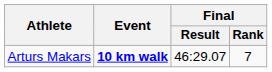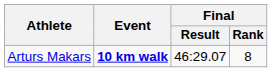(248, 57) 7 -> (248, 57) 8
